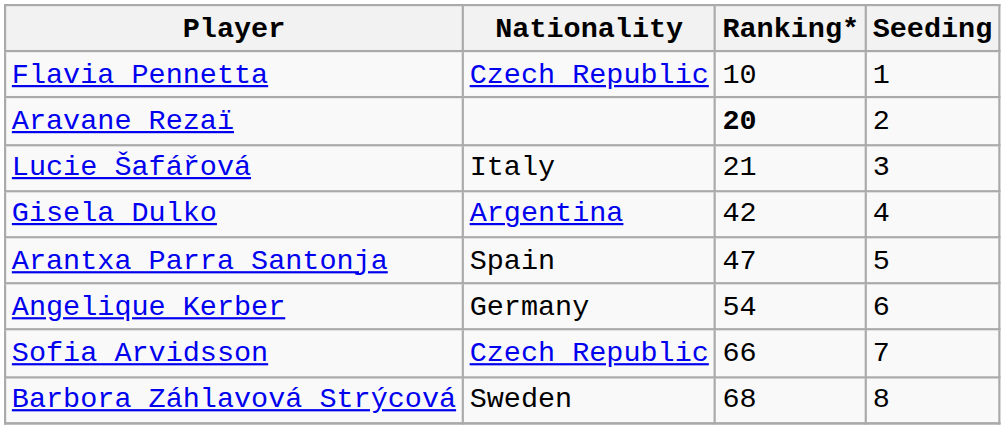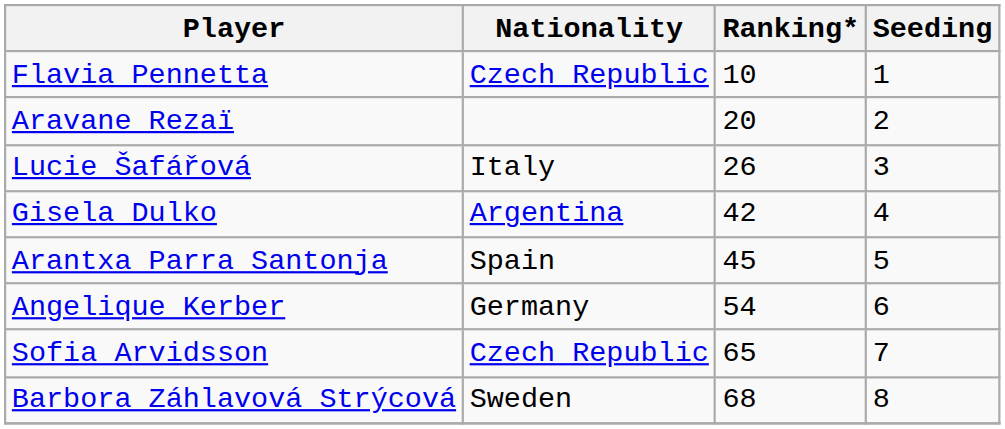(739, 121) bold -> (739, 121) normal
(739, 167) 21 -> (739, 167) 26
(739, 260) 47 -> (739, 260) 45
(739, 353) 66 -> (739, 353) 65
